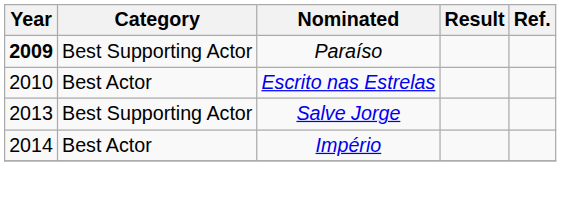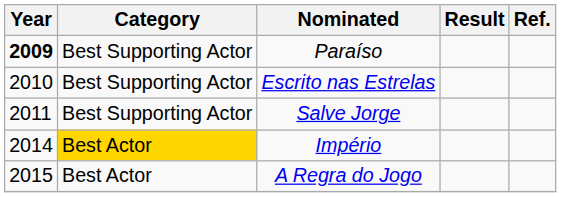(107, 82) Best Actor -> (157, 82) Best Supporting Actor
(31, 113) 2013 -> (30, 113) 2011
(107, 144) no background -> (107, 144) gold background
+ row: (348, 176)
